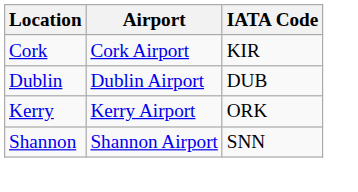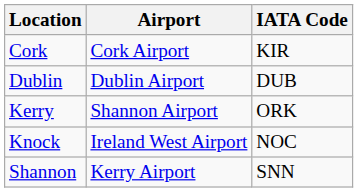(143, 111) Kerry Airport -> (154, 111) Shannon Airport
+ row: (35, 141)
(154, 141) Shannon Airport -> (143, 171) Kerry Airport
